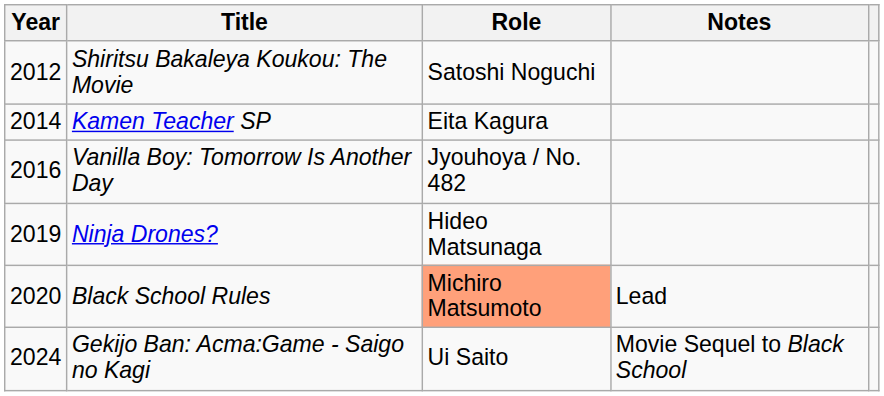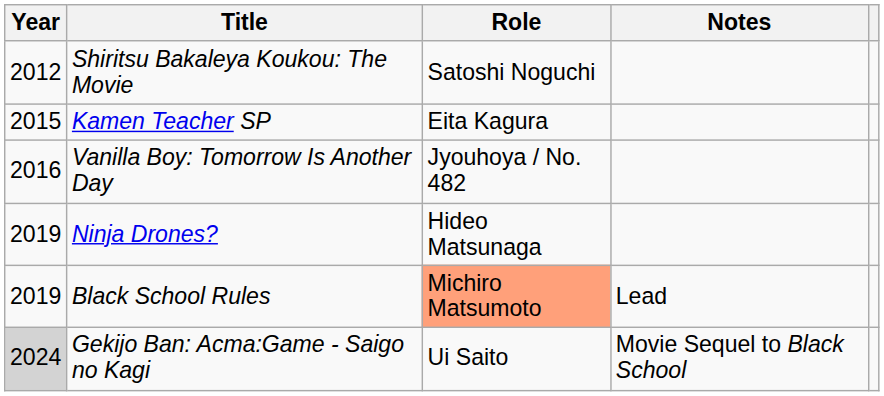(36, 121) 2014 -> (36, 121) 2015
(36, 296) 2020 -> (36, 296) 2019
(36, 358) no background -> (36, 358) lightgrey background
